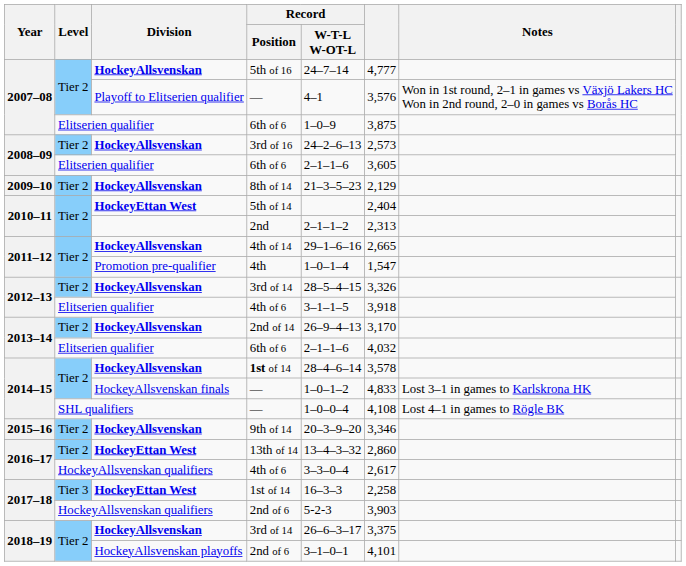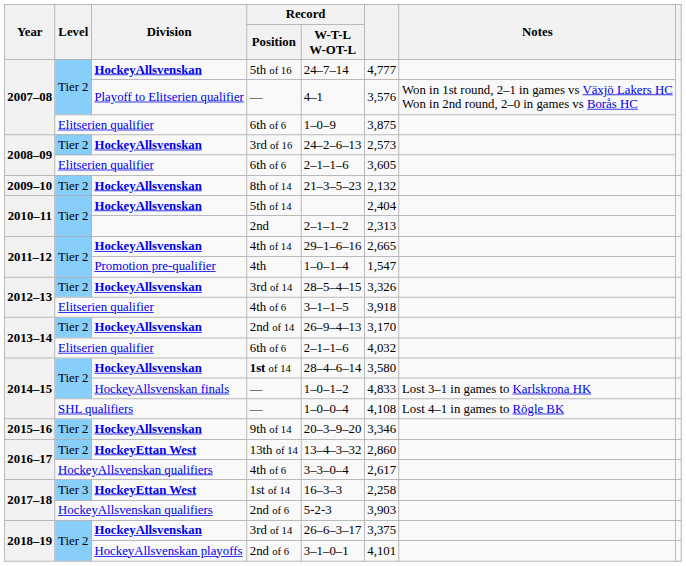(382, 185) 2,129 -> (382, 185) 2,132
(145, 205) HockeyEttan West -> (148, 205) HockeyAllsvenskan
(382, 368) 3,578 -> (382, 368) 3,580
